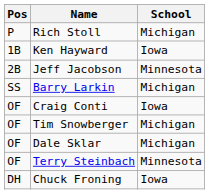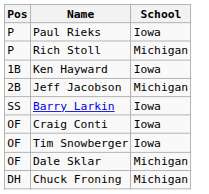+ row: (67, 32)
(171, 69) Minnesota -> (161, 87) Michigan
(168, 87) Michigan -> (147, 106) Iowa
(168, 124) Michigan -> (147, 143) Iowa
- row: (84, 161)
(154, 180) Iowa -> (161, 180) Michigan
